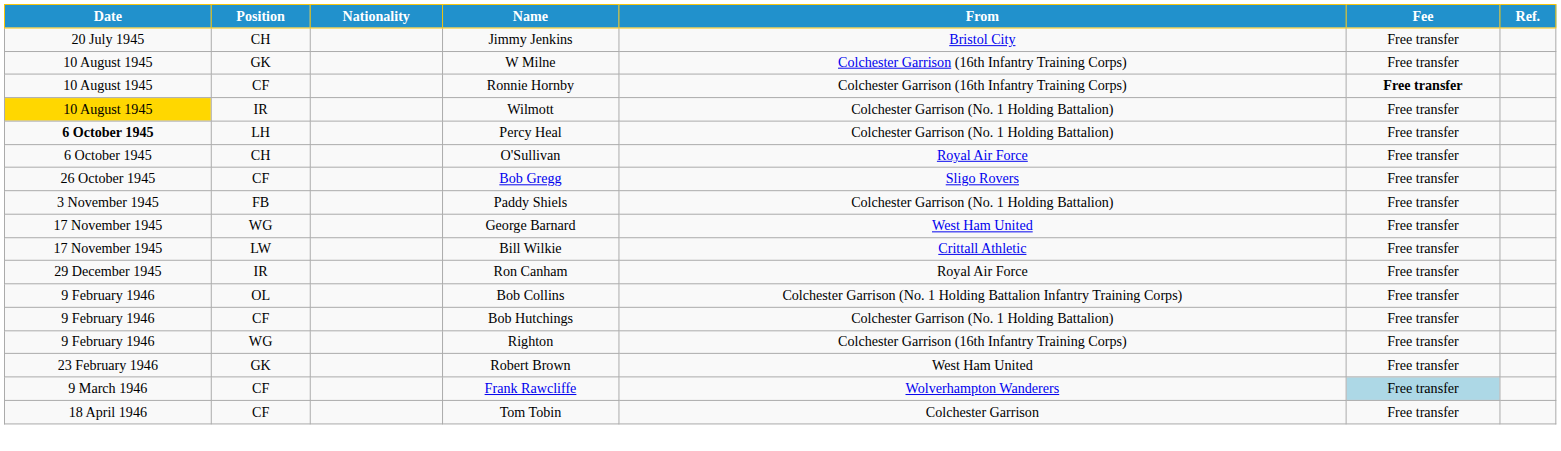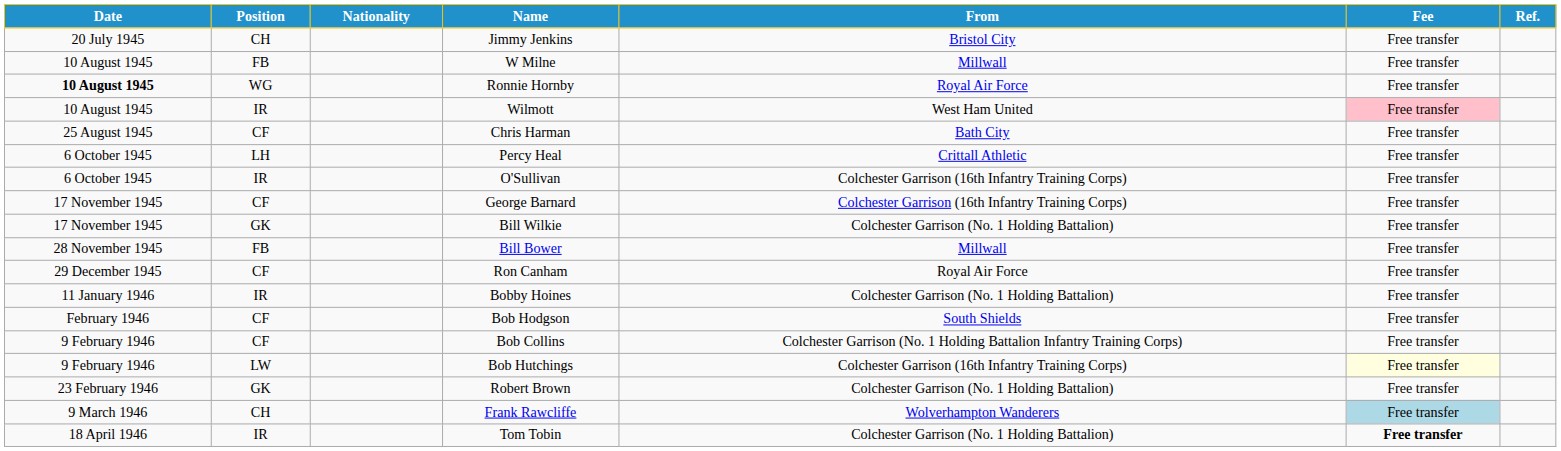(261, 63) GK -> (261, 63) FB
(982, 63) Colchester Garrison (16th Infantry Training Corps) -> (982, 63) Millwall
(108, 86) normal -> (108, 86) bold
(261, 86) CF -> (261, 86) WG
(982, 86) Colchester Garrison (16th Infantry Training Corps) -> (982, 86) Royal Air Force
(1423, 86) bold -> (1423, 86) normal
(108, 109) gold background -> (108, 109) no background
(982, 109) Colchester Garrison (No. 1 Holding Battalion) -> (982, 109) West Ham United
(1423, 109) no background -> (1423, 109) pink background
+ row: (530, 132)
(108, 132) bold -> (108, 156) normal
(982, 132) Colchester Garrison (No. 1 Holding Battalion) -> (982, 156) Crittall Athletic
(261, 156) CH -> (261, 179) IR
(982, 156) Royal Air Force -> (982, 179) Colchester Garrison (16th Infantry Training Corps)
- row: (530, 179)
- row: (530, 202)
(261, 226) WG -> (261, 202) CF
(982, 226) West Ham United -> (982, 202) Colchester Garrison (16th Infantry Training Corps)
(261, 249) LW -> (261, 226) GK
(982, 249) Crittall Athletic -> (982, 226) Colchester Garrison (No. 1 Holding Battalion)
+ row: (530, 249)
(261, 272) IR -> (261, 272) CF
+ row: (530, 295)
+ row: (530, 319)
(261, 295) OL -> (261, 342) CF
(261, 319) CF -> (261, 365) LW
(982, 319) Colchester Garrison (No. 1 Holding Battalion) -> (982, 365) Colchester Garrison (16th Infantry Training Corps)
(1423, 319) no background -> (1423, 365) lightyellow background
- row: (530, 342)
(982, 365) West Ham United -> (982, 388) Colchester Garrison (No. 1 Holding Battalion)
(261, 388) CF -> (261, 412) CH
(261, 412) CF -> (261, 435) IR
(982, 412) Colchester Garrison -> (982, 435) Colchester Garrison (No. 1 Holding Battalion)
(1423, 412) normal -> (1423, 435) bold
